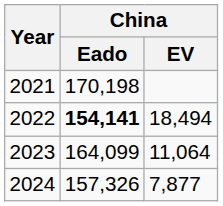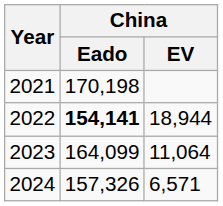(181, 119) 18,494 -> (181, 119) 18,944
(175, 184) 7,877 -> (175, 184) 6,571
